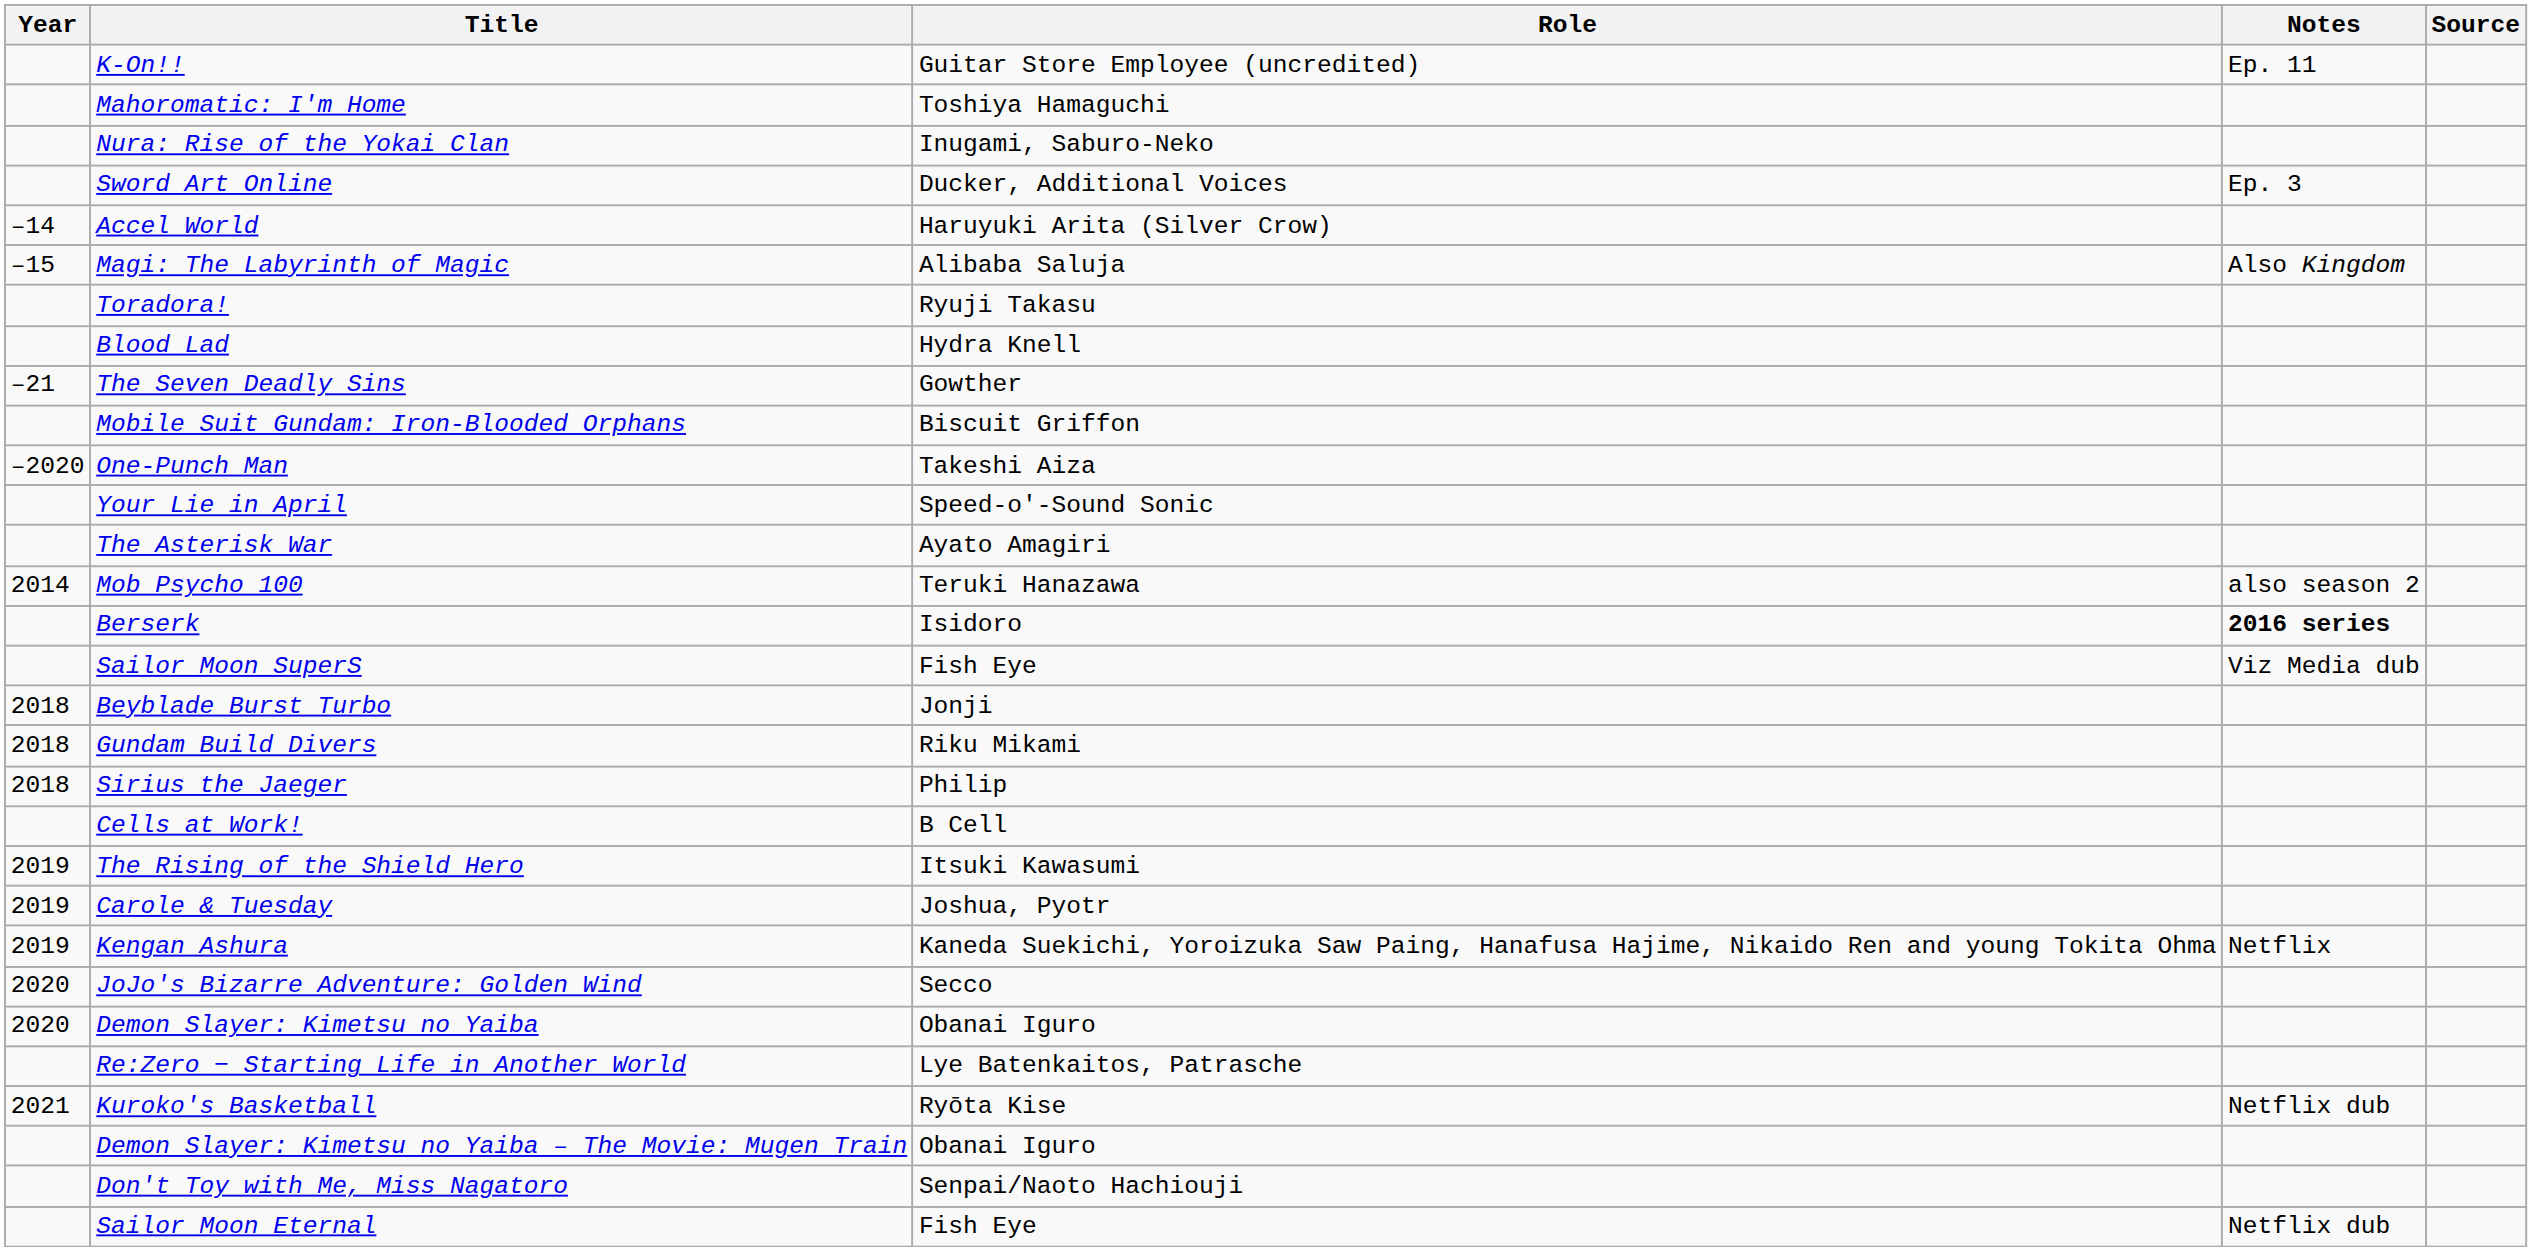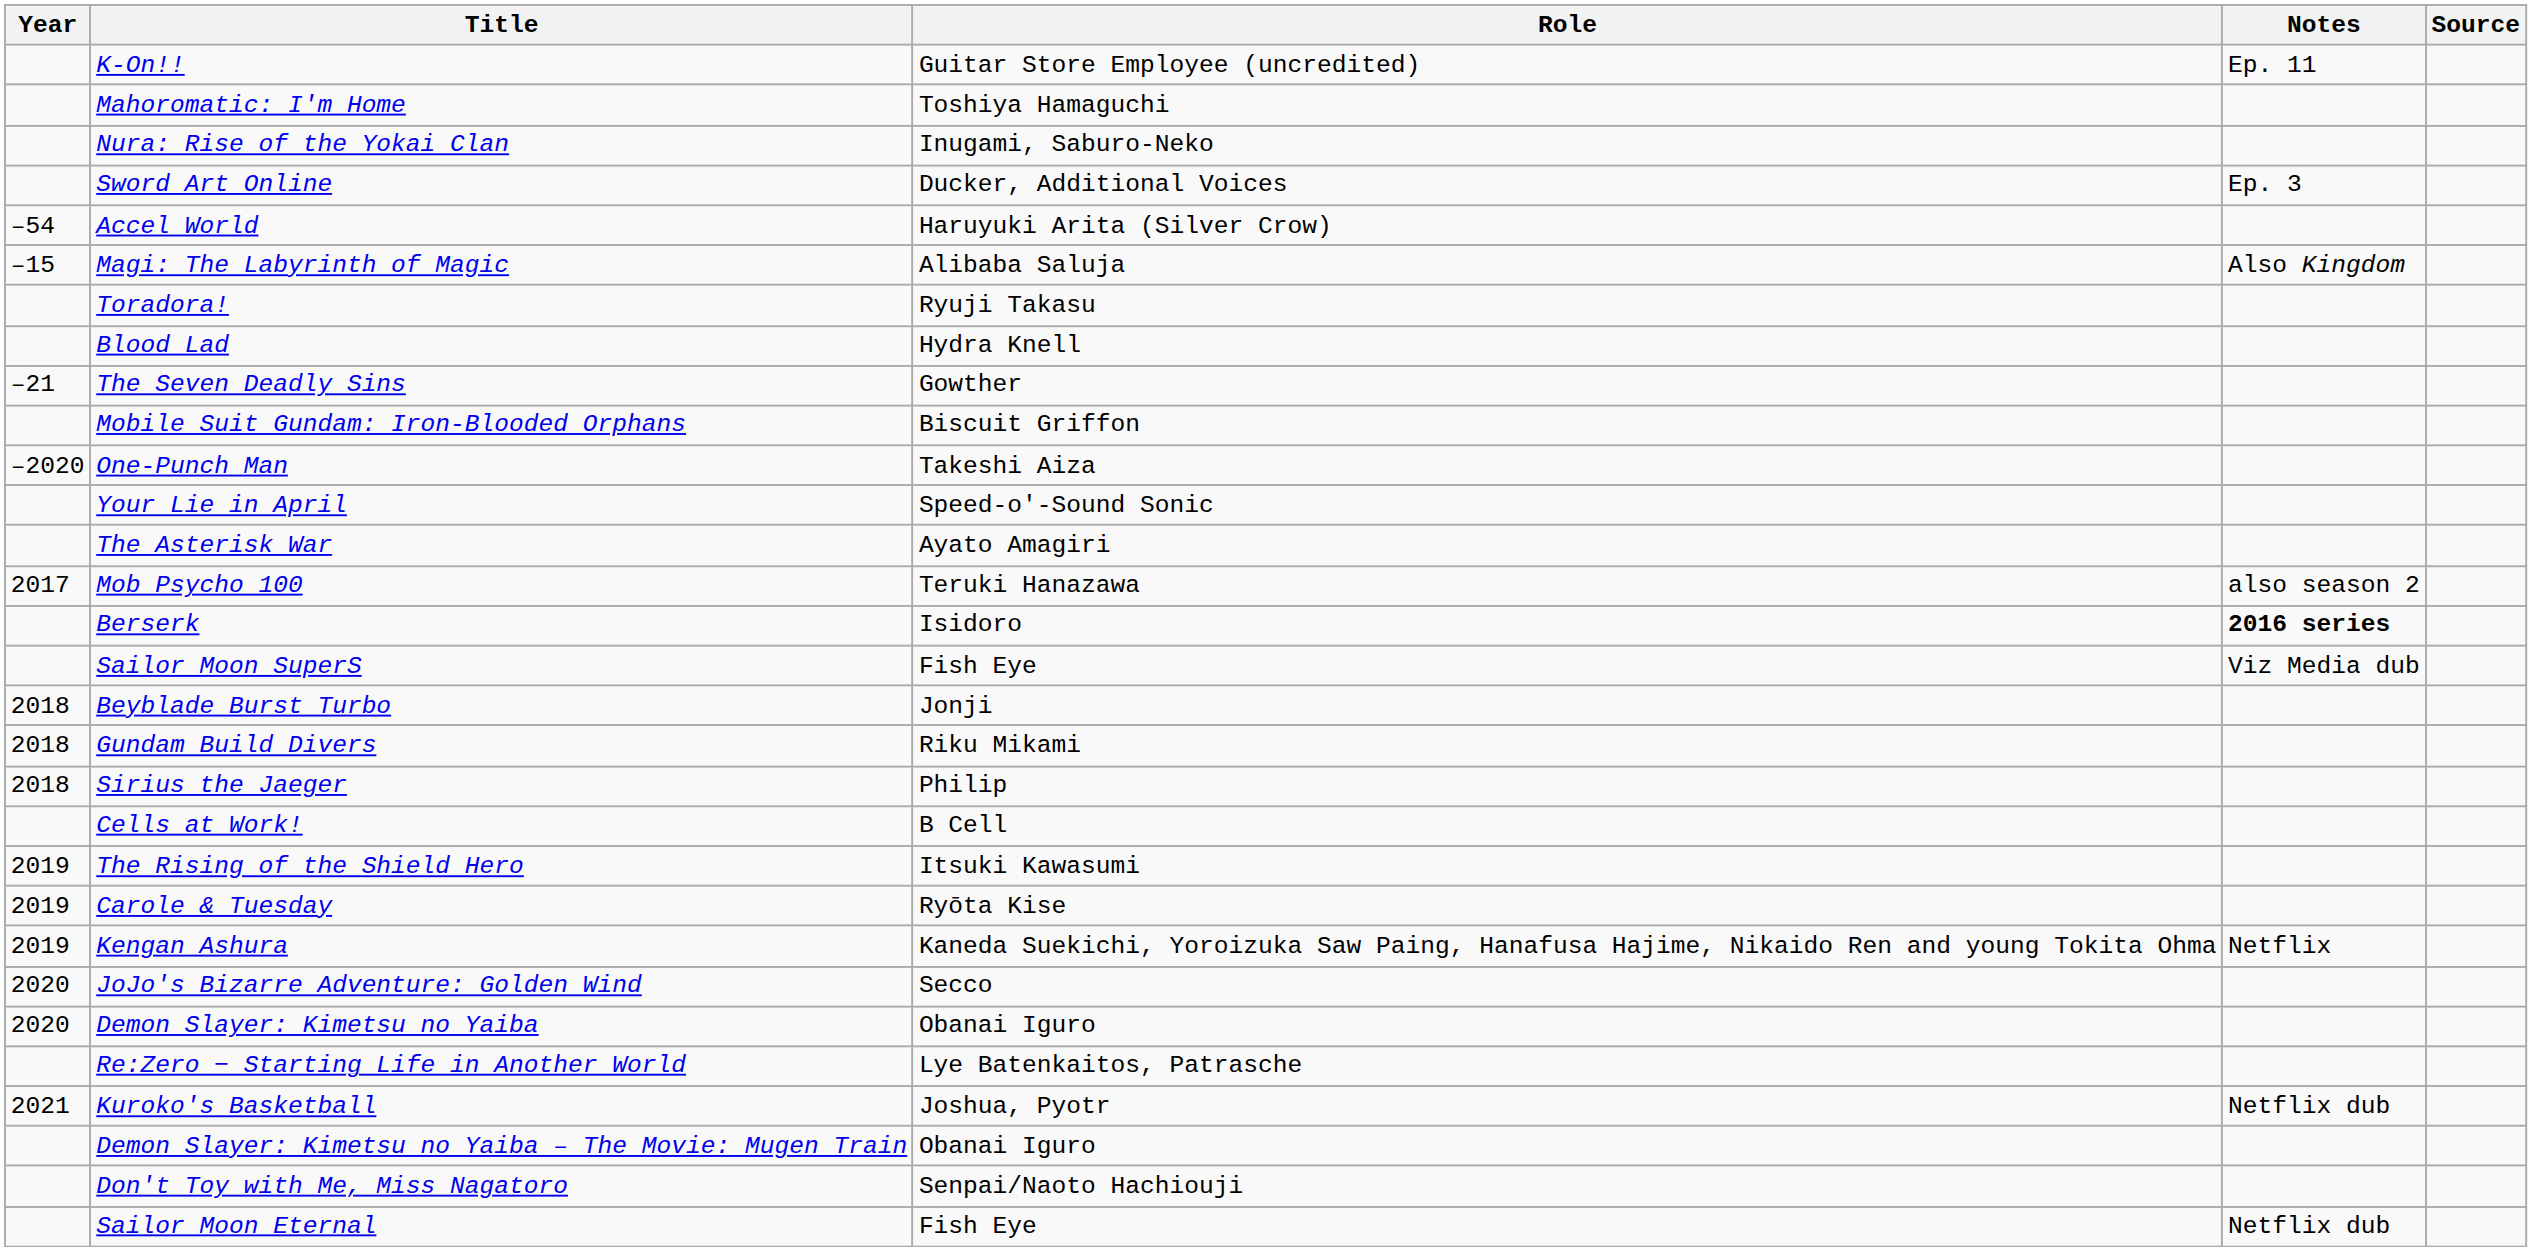(33, 225) –14 -> (33, 225) –54
(40, 586) 2014 -> (40, 586) 2017
(1015, 906) Joshua, Pyotr -> (993, 906) Ryōta Kise
(993, 1106) Ryōta Kise -> (1015, 1106) Joshua, Pyotr
